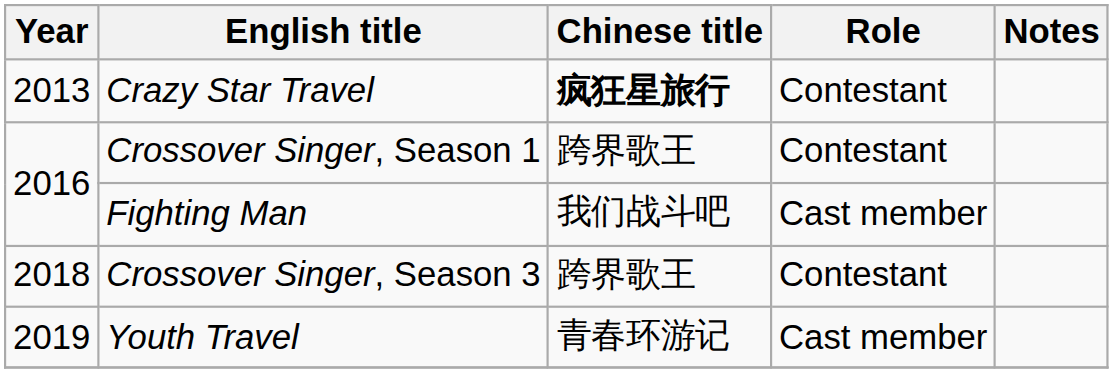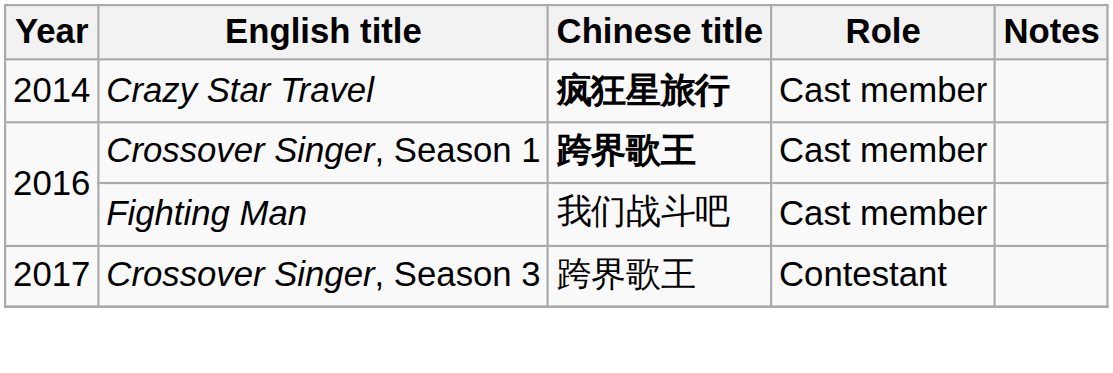(52, 90) 2013 -> (52, 90) 2014
(863, 90) Contestant -> (883, 90) Cast member
(626, 150) normal -> (626, 150) bold
(863, 151) Contestant -> (883, 151) Cast member
(52, 275) 2018 -> (52, 275) 2017
- row: (203, 336)
